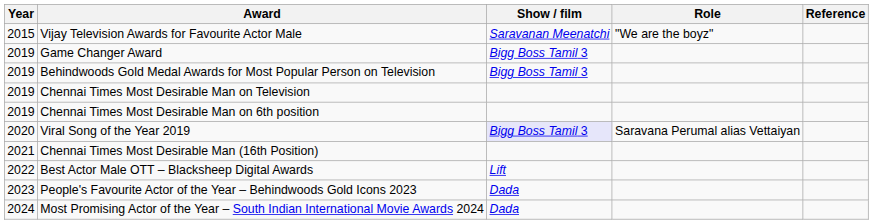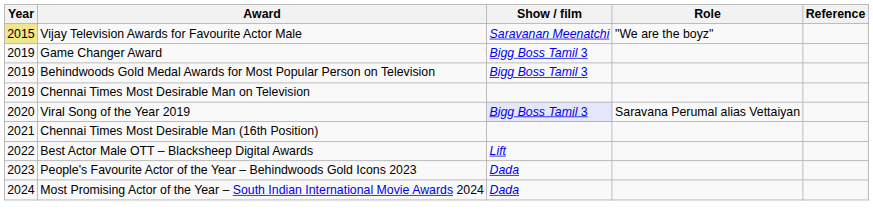(21, 33) no background -> (21, 33) khaki background
- row: (180, 111)
